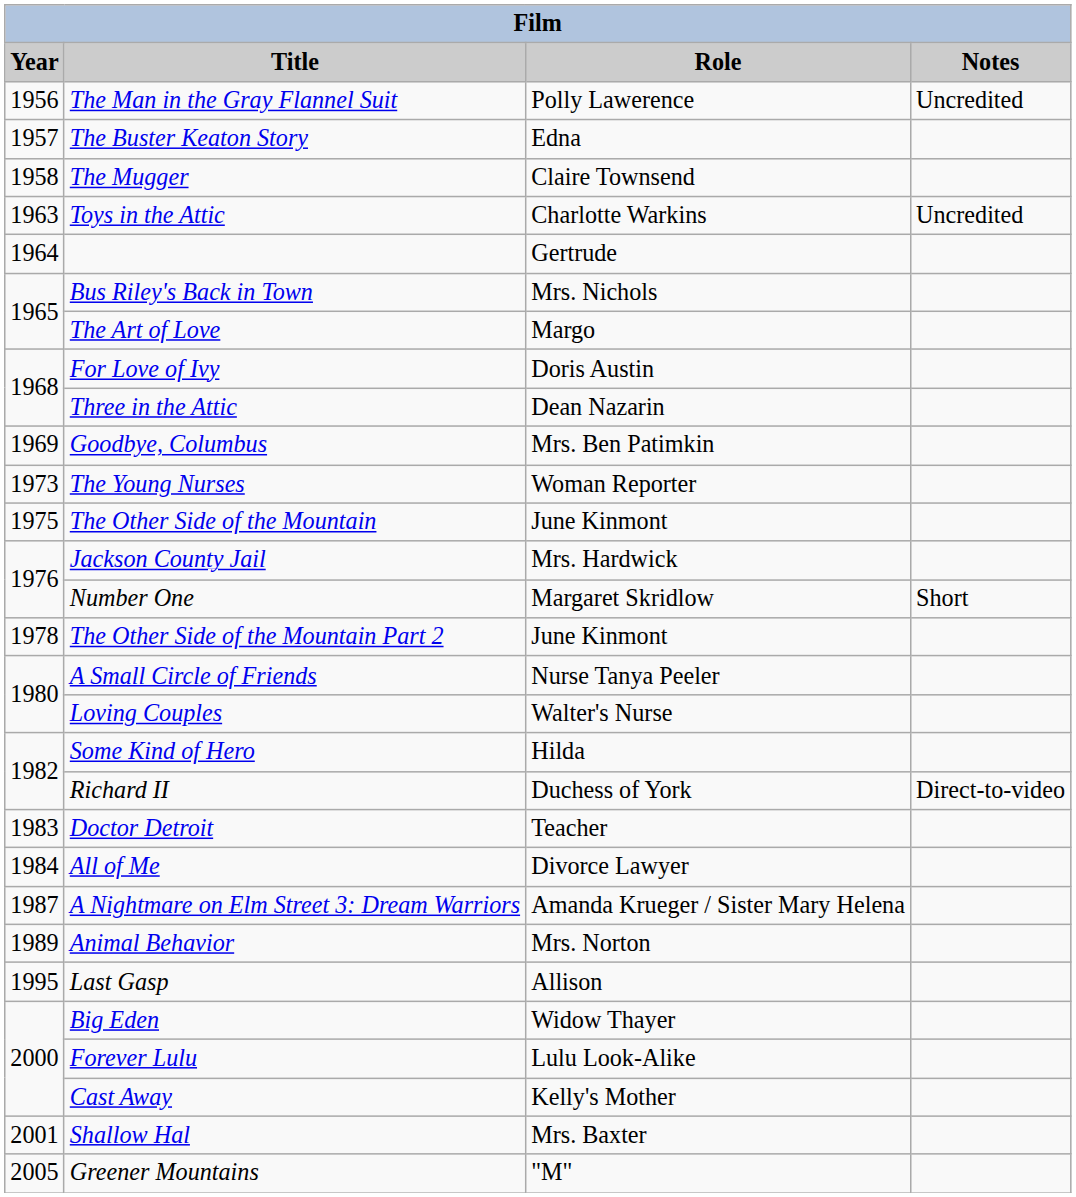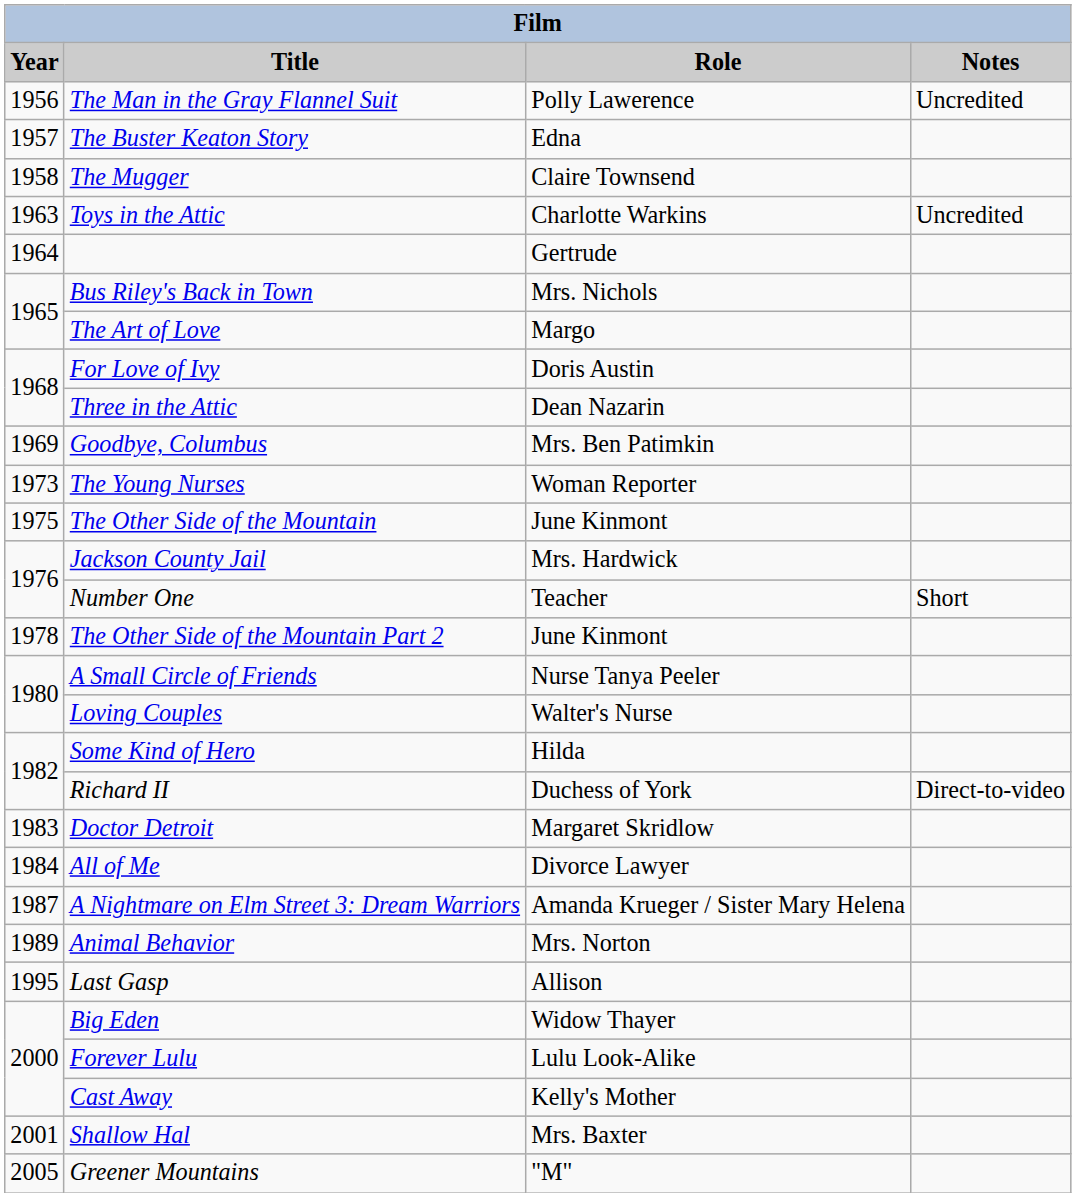(623, 598) Margaret Skridlow -> (569, 598) Teacher
(569, 828) Teacher -> (623, 828) Margaret Skridlow
